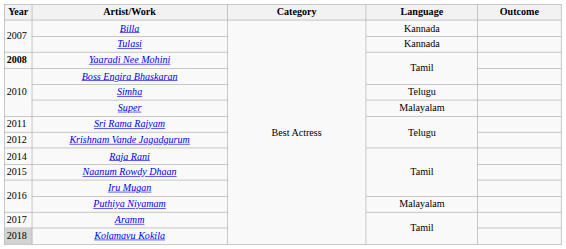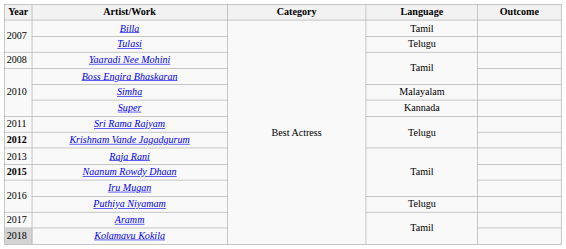(422, 28) Kannada -> (422, 28) Tamil
(422, 44) Kannada -> (422, 44) Telugu
(17, 60) bold -> (17, 60) normal
(422, 92) Telugu -> (422, 92) Malayalam
(422, 108) Malayalam -> (422, 108) Kannada
(17, 140) normal -> (17, 140) bold
(17, 156) 2014 -> (17, 156) 2013
(17, 172) normal -> (17, 172) bold
(422, 204) Malayalam -> (422, 204) Telugu
